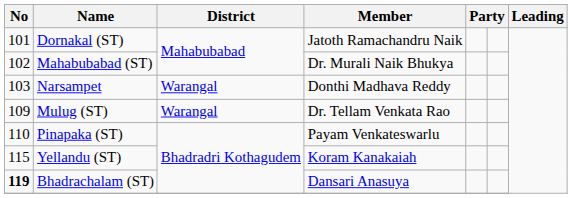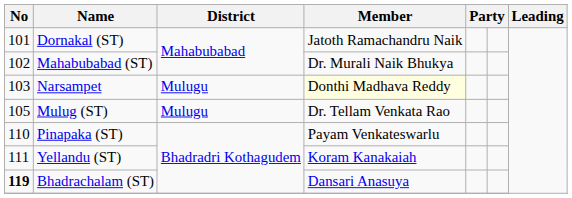(189, 87) Warangal -> (184, 87) Mulugu
(379, 87) no background -> (379, 87) lightyellow background
(19, 110) 109 -> (19, 110) 105
(189, 110) Warangal -> (184, 110) Mulugu
(19, 157) 115 -> (19, 157) 111
